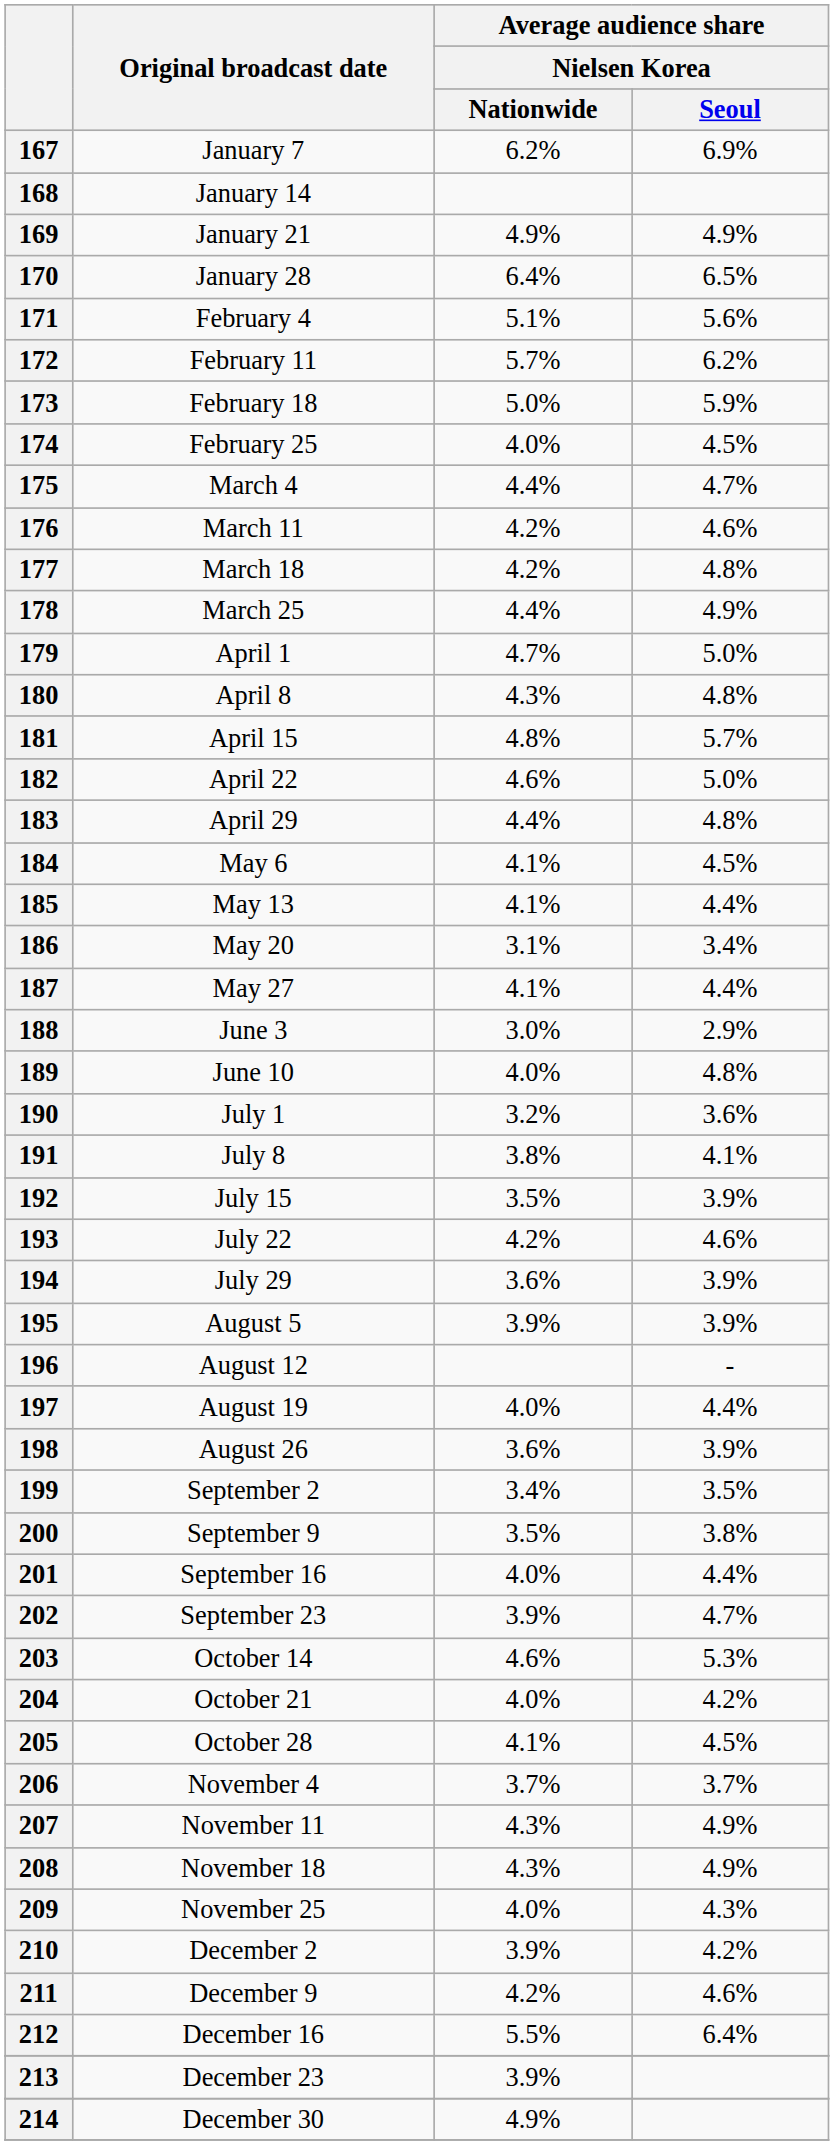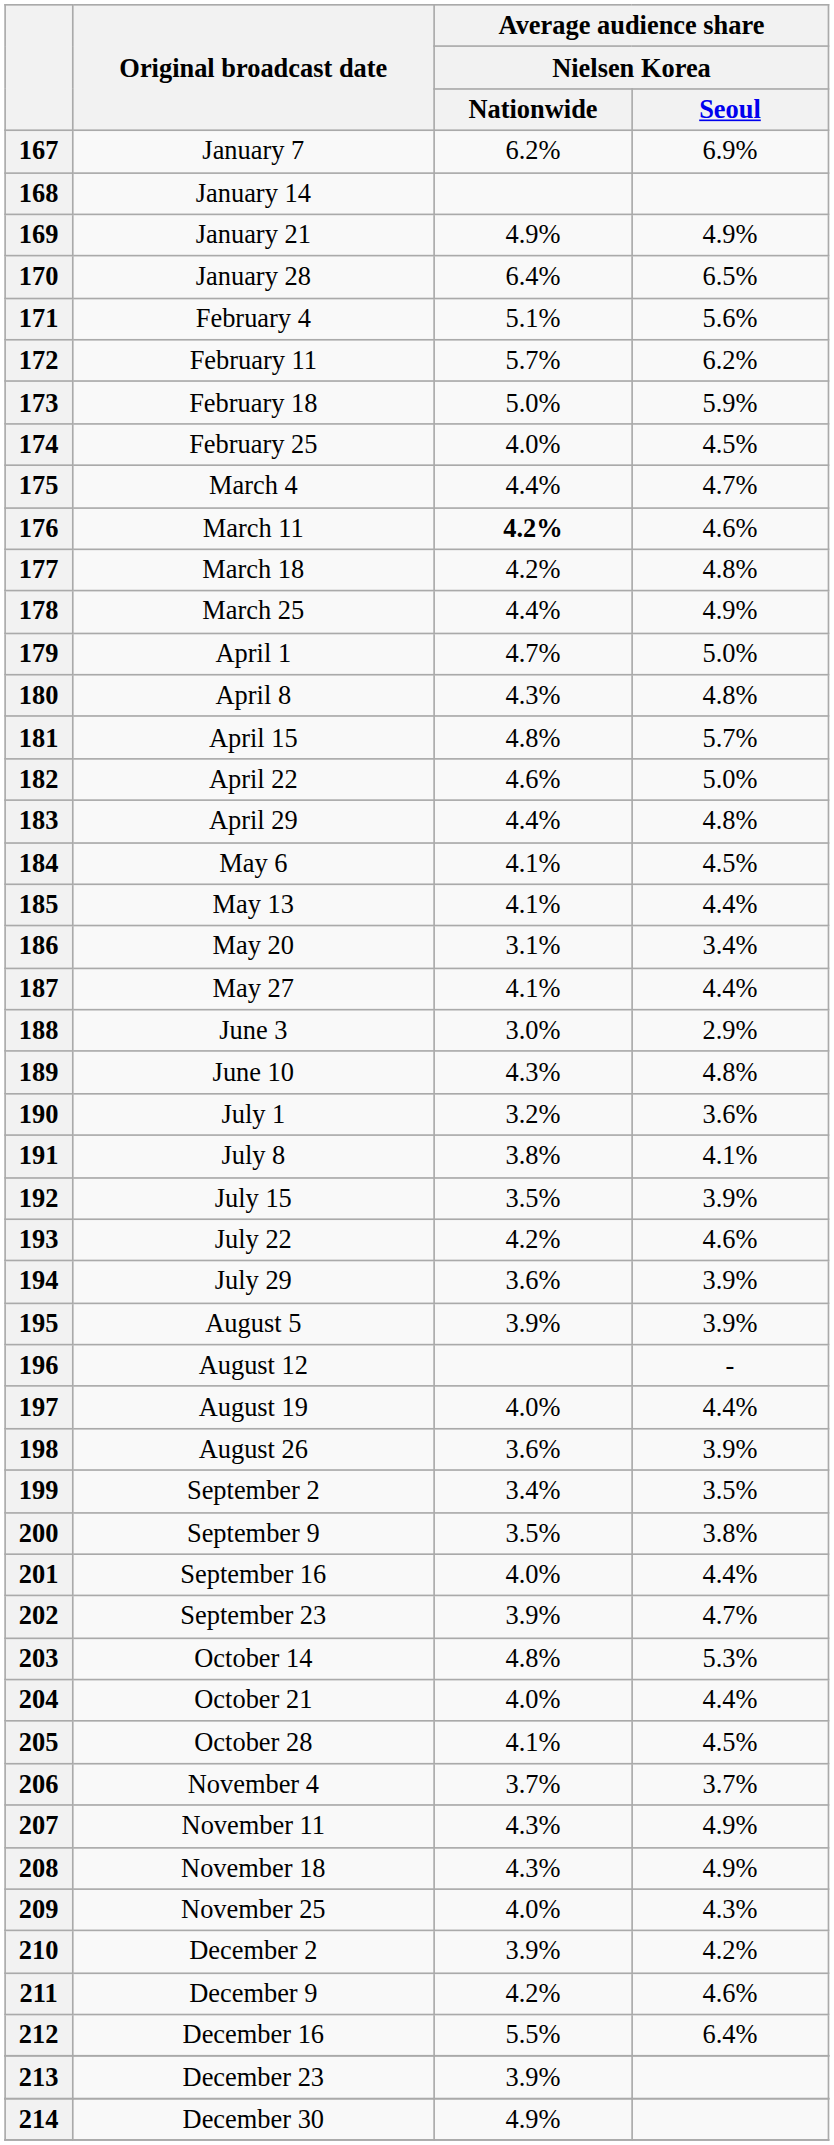(533, 527) normal -> (533, 527) bold
(533, 1072) 4.0% -> (533, 1072) 4.3%
(533, 1658) 4.6% -> (533, 1658) 4.8%
(730, 1700) 4.2% -> (730, 1700) 4.4%
